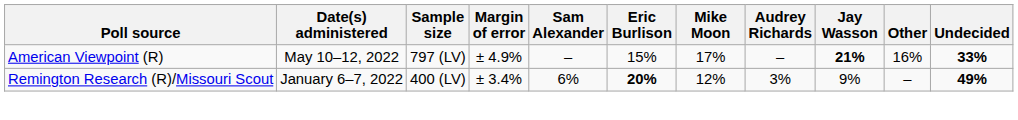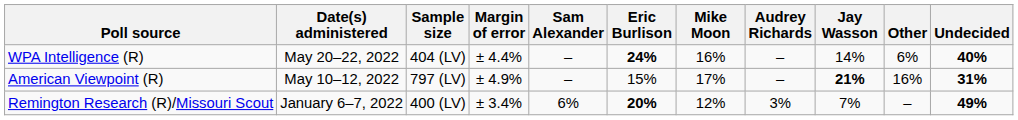+ row: (76, 57)
(972, 57) 33% -> (972, 80) 31%
(850, 80) 9% -> (850, 103) 7%
